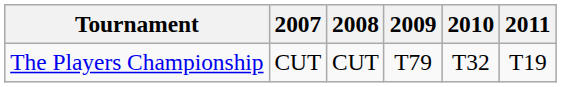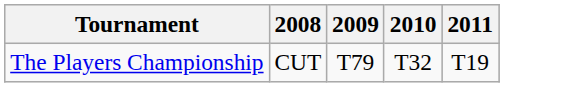- column: (298, 23)
